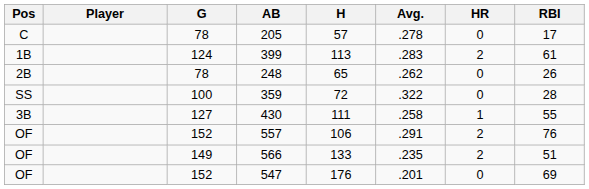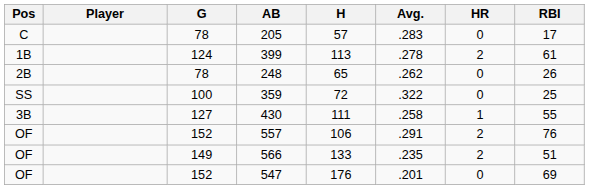(410, 34) .278 -> (410, 34) .283
(410, 54) .283 -> (410, 54) .278
(550, 94) 28 -> (550, 94) 25
